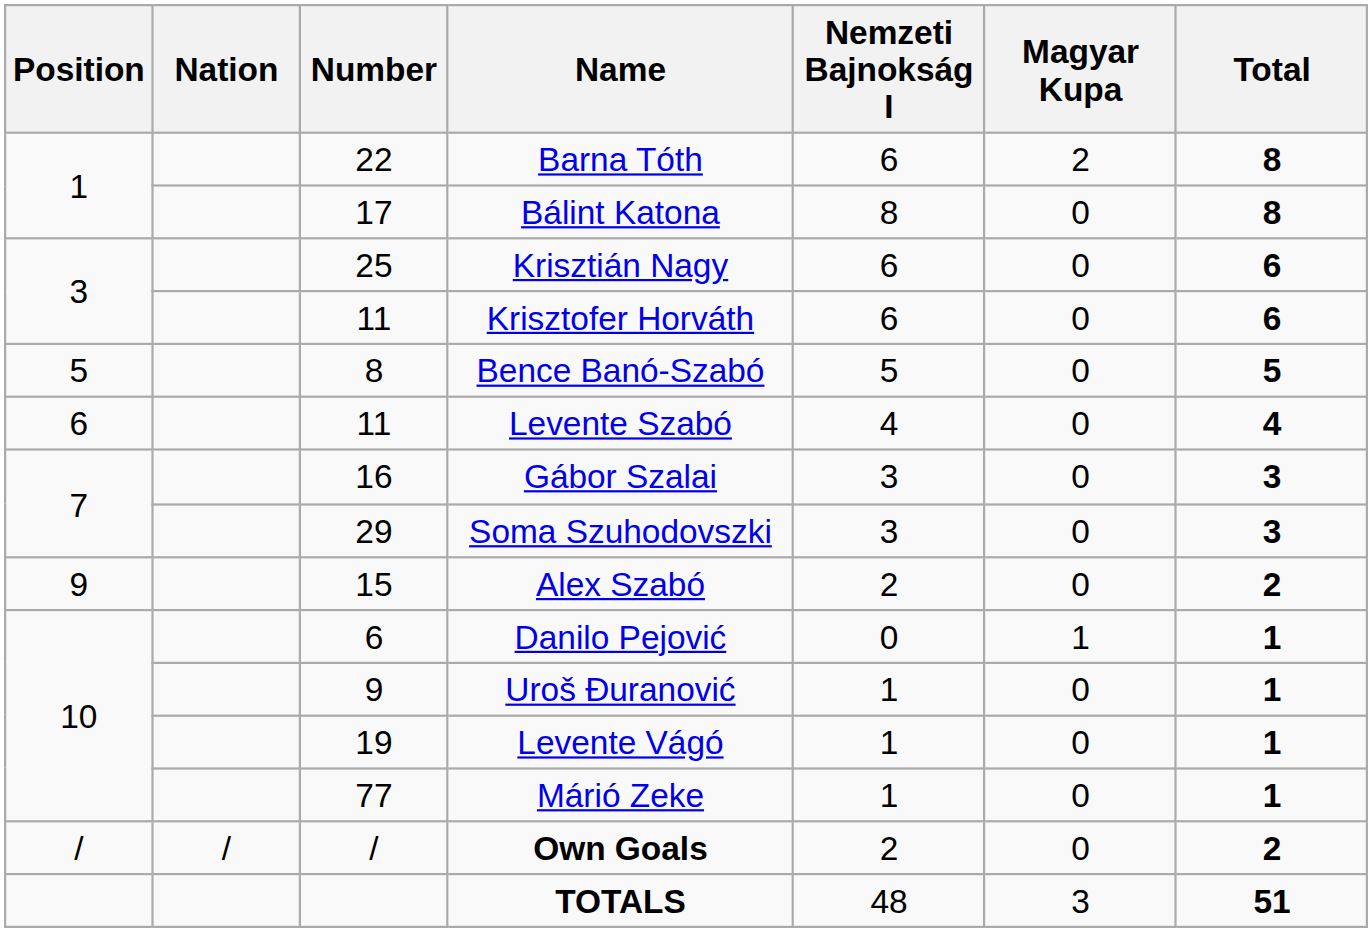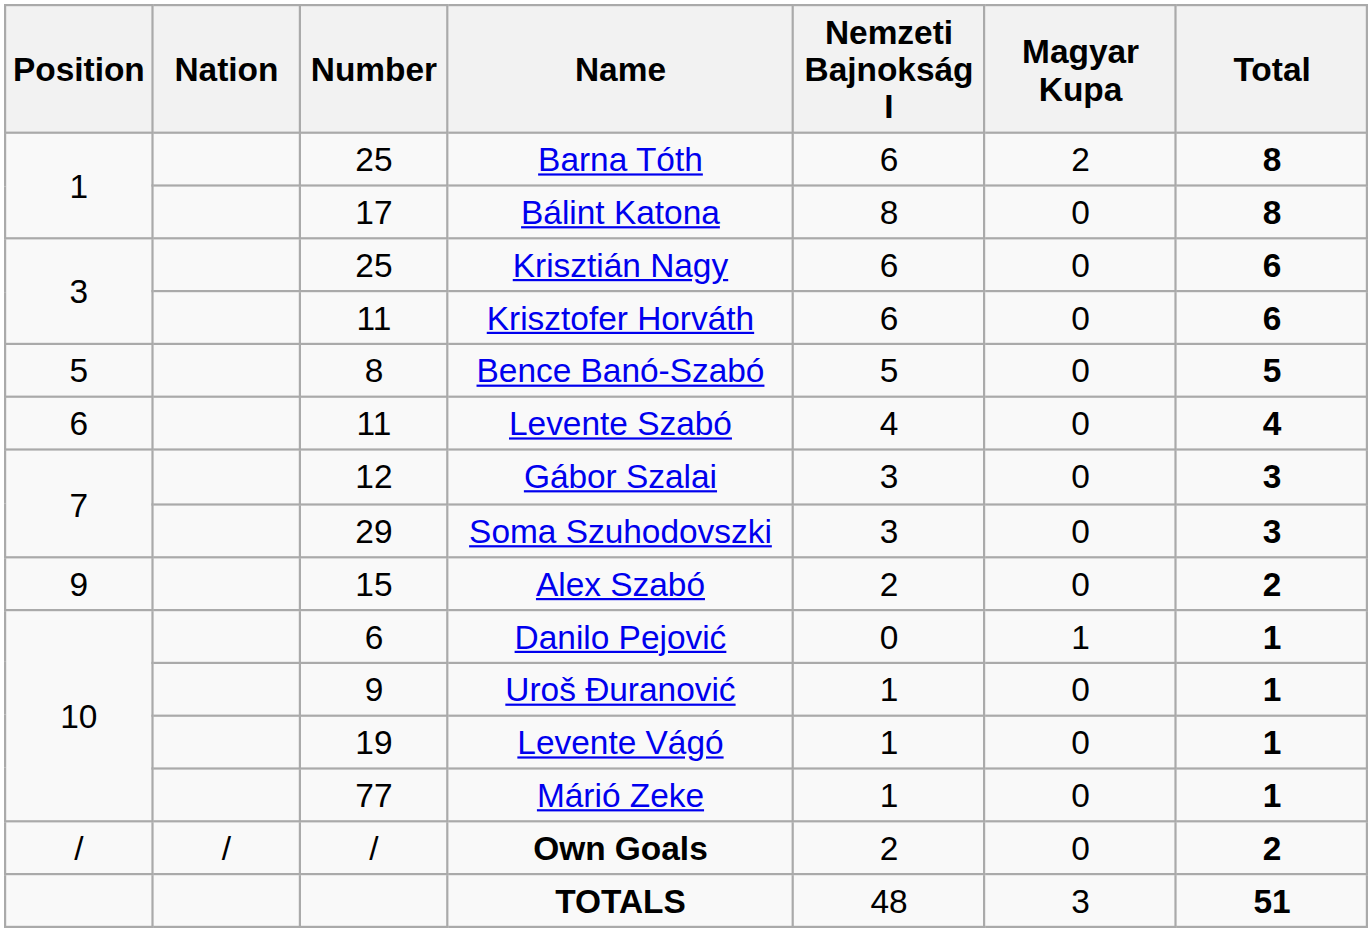(374, 159) 22 -> (374, 159) 25
(374, 477) 16 -> (374, 477) 12
